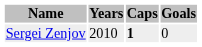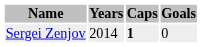(103, 33) 2010 -> (103, 33) 2014
